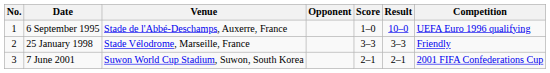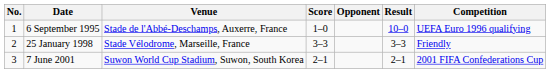columns swapped: (330, 12) <-> (368, 12)
